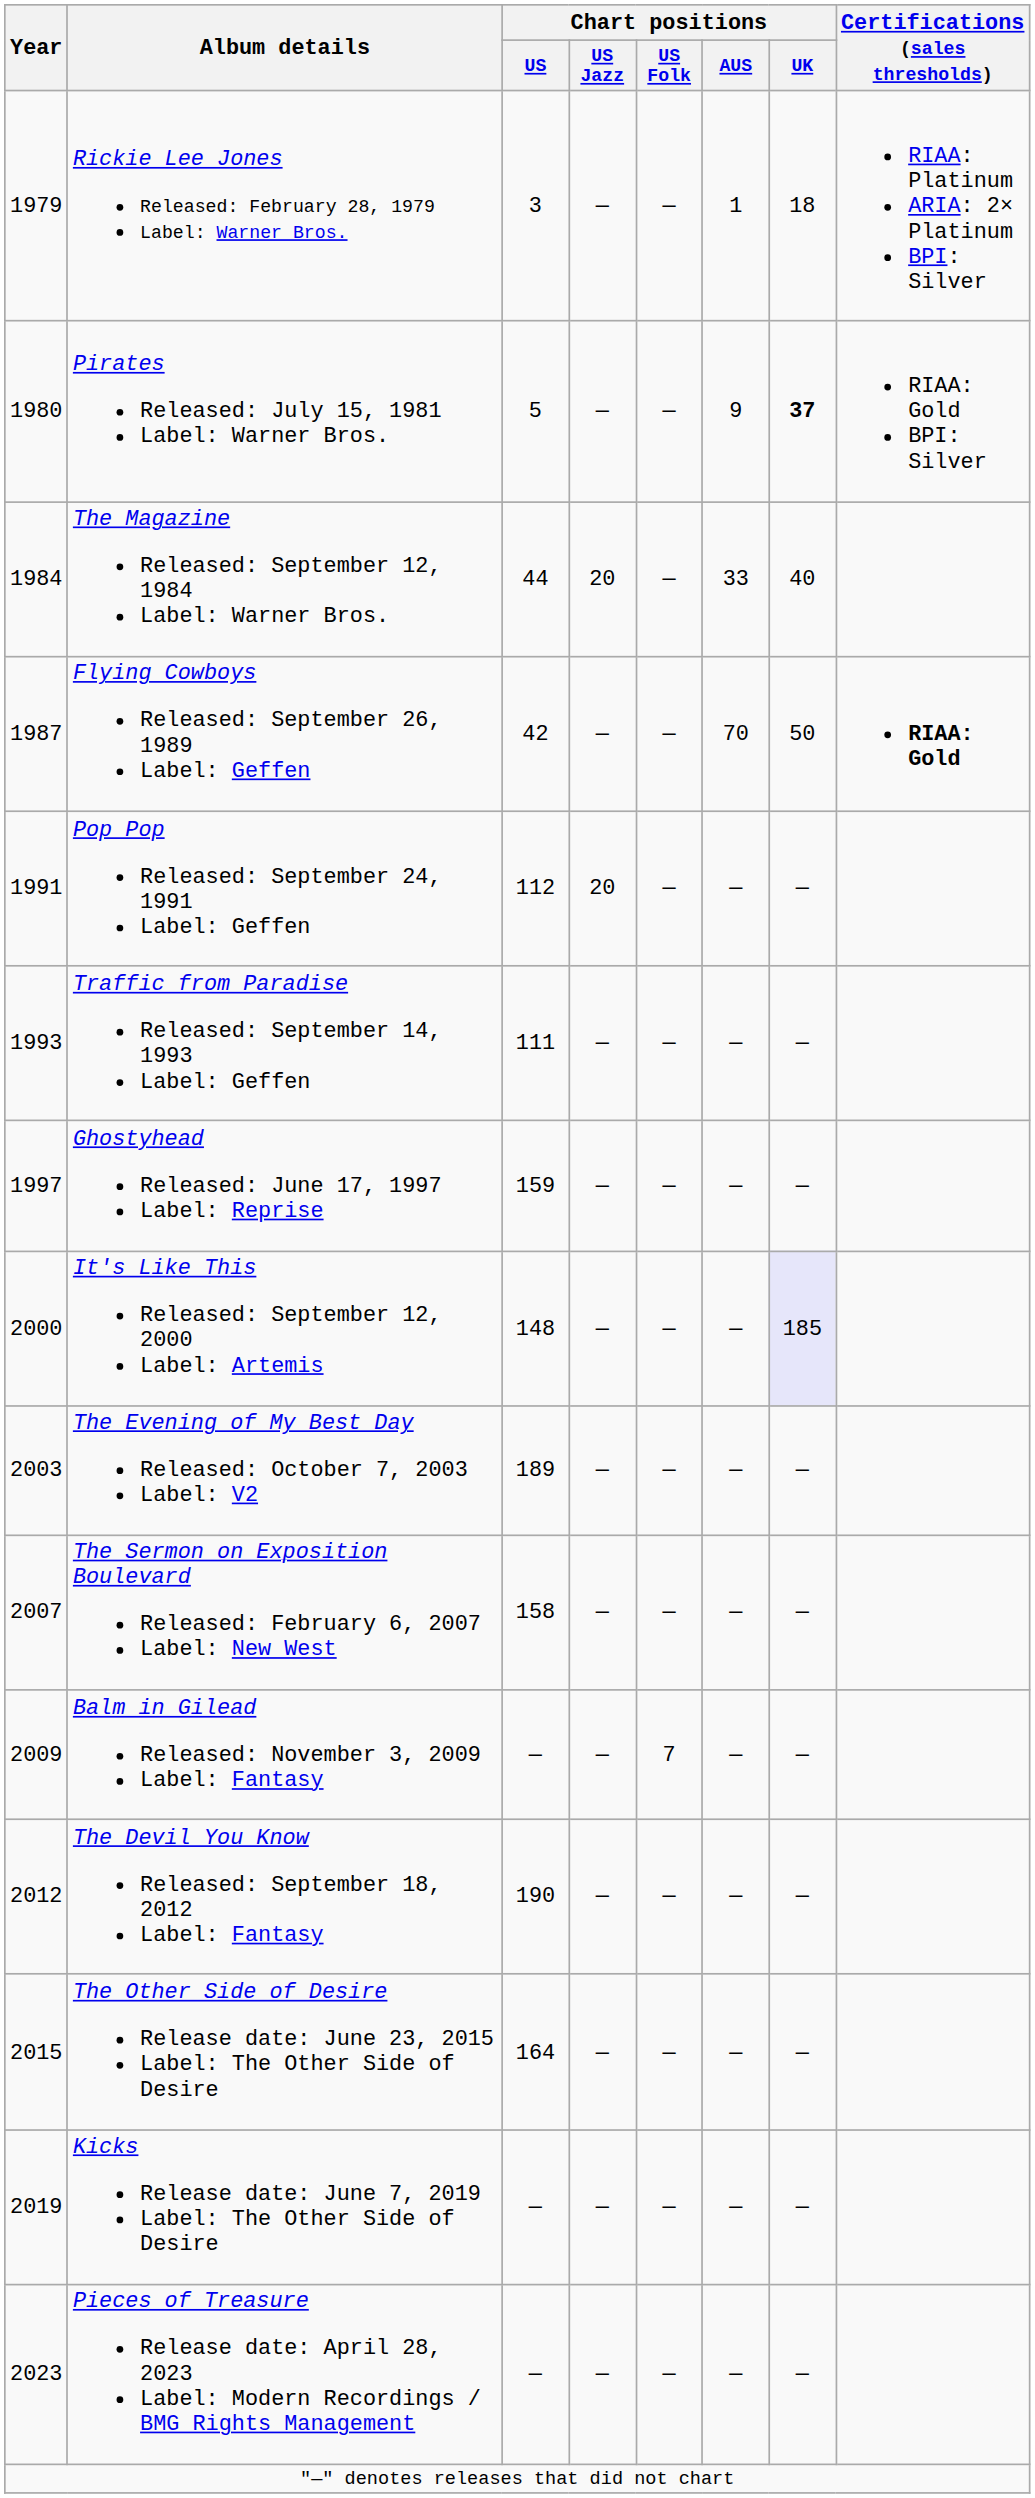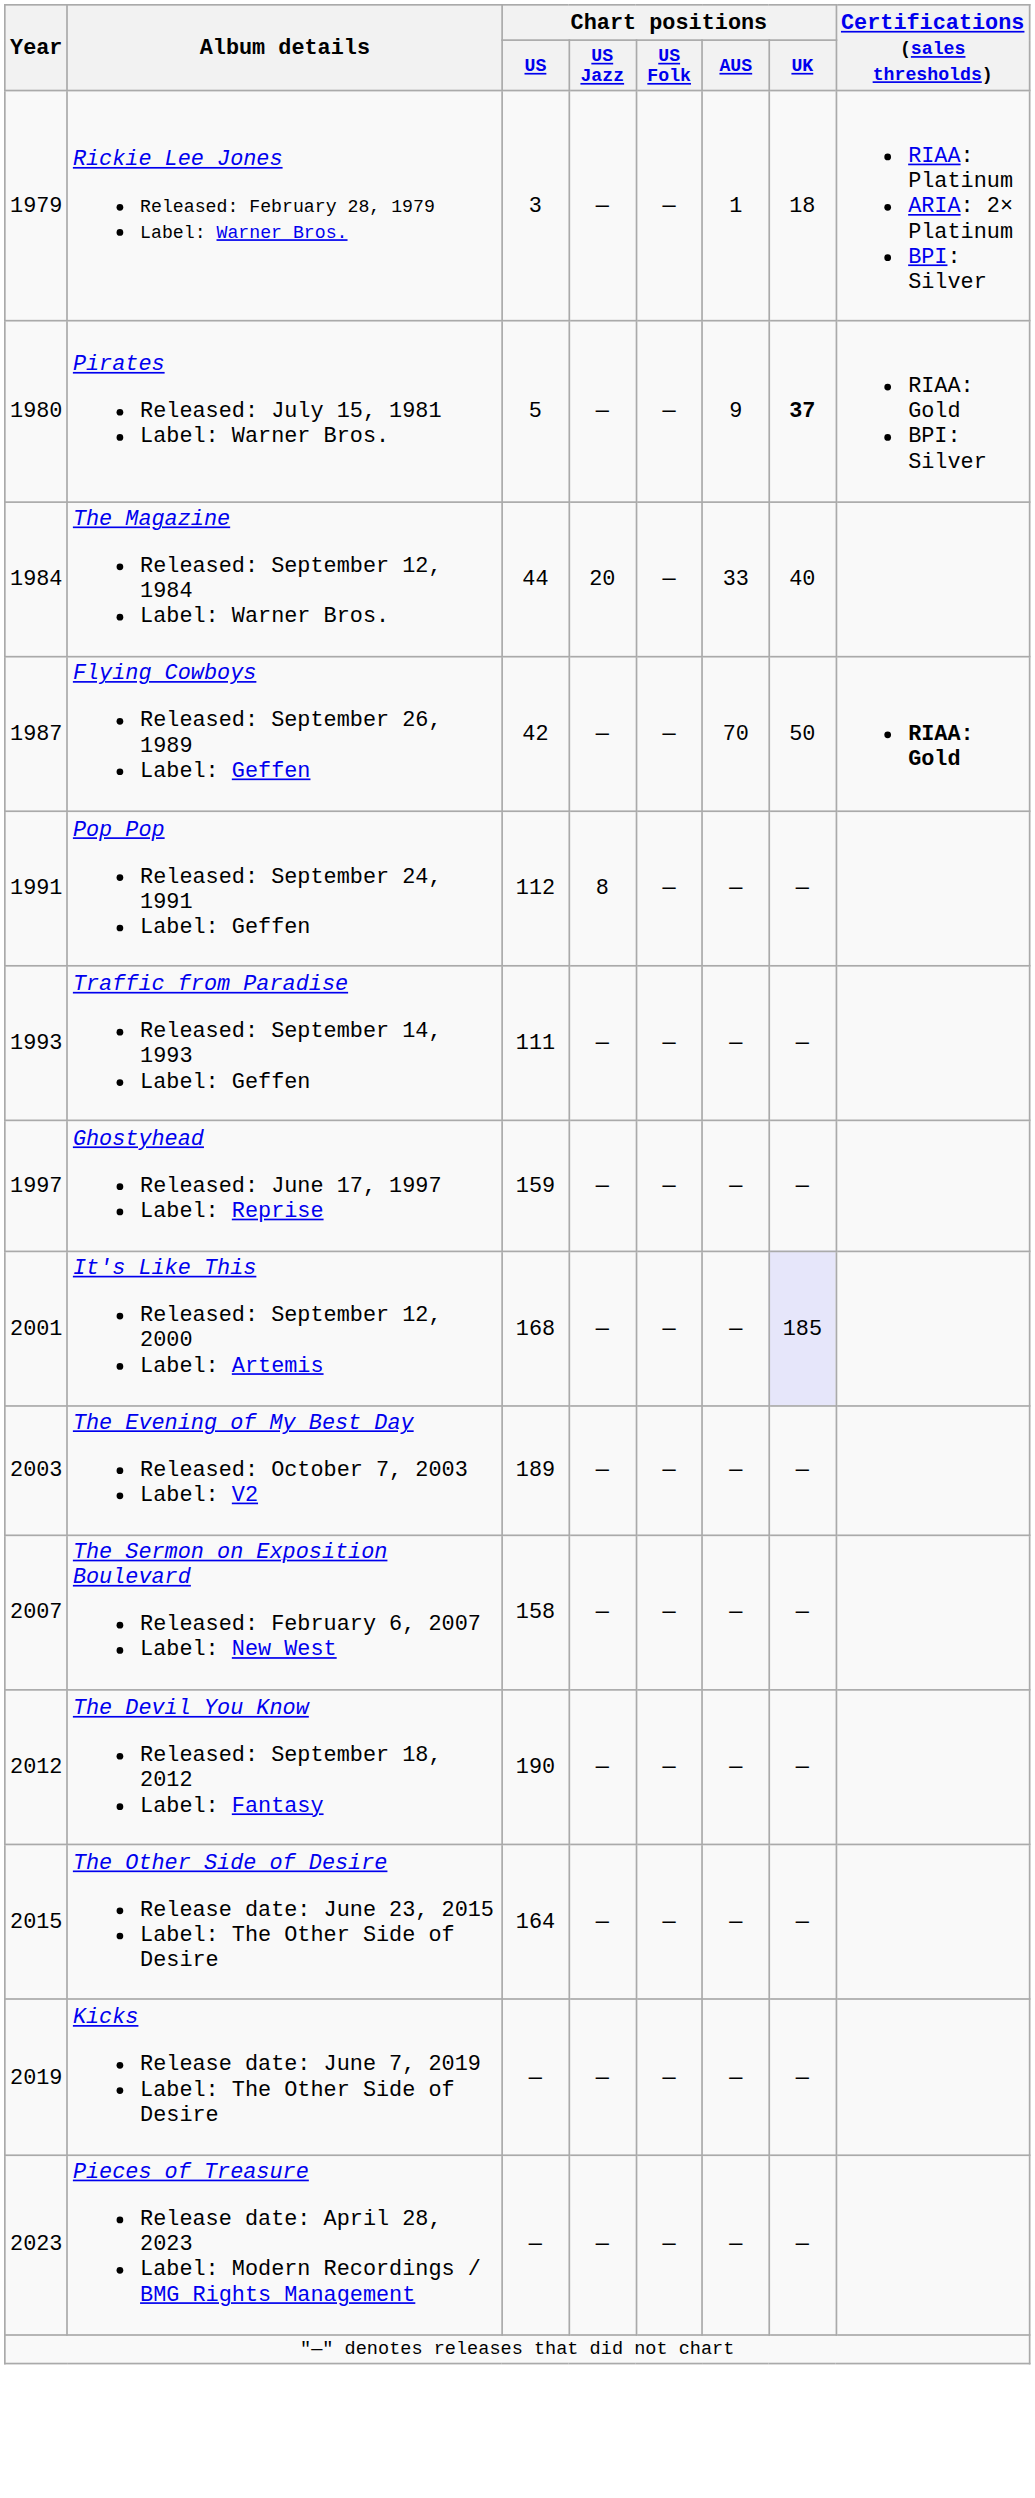(602, 889) 20 -> (602, 889) 8
(36, 1328) 2000 -> (36, 1328) 2001
(535, 1328) 148 -> (535, 1328) 168
- row: (285, 1744)
